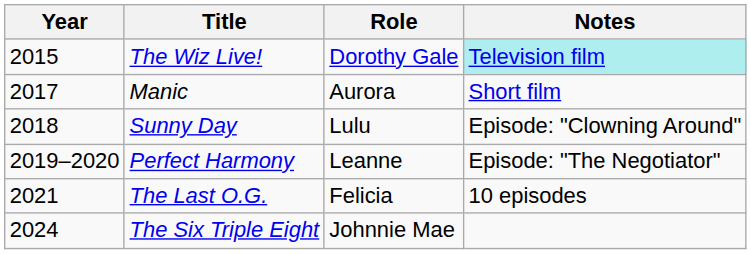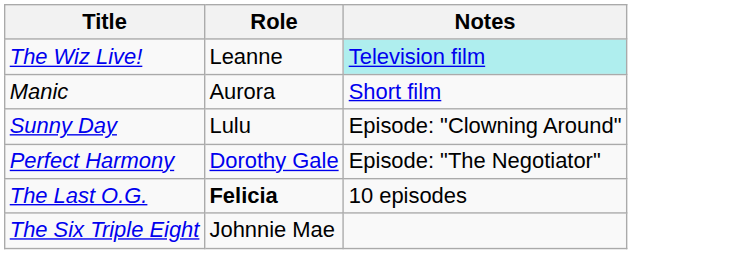- column: (65, 21)
(394, 56) Dorothy Gale -> (246, 56) Leanne
(366, 160) Leanne -> (274, 160) Dorothy Gale
(361, 195) normal -> (244, 195) bold
